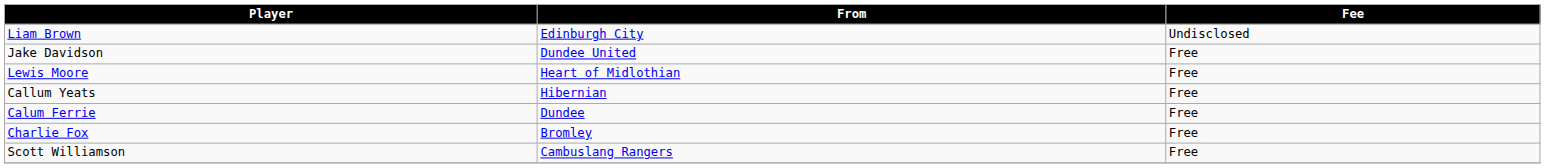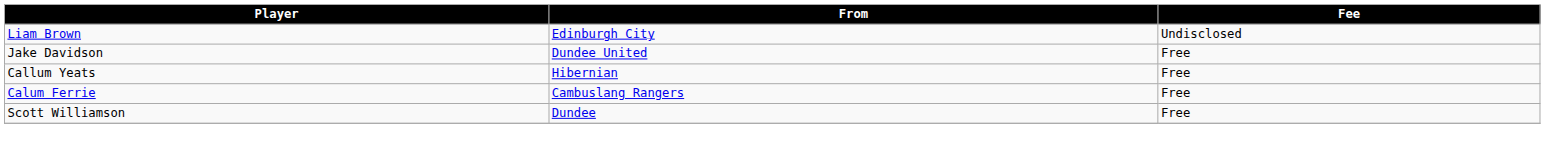- row: (48, 74)
(563, 113) Dundee -> (618, 94) Cambuslang Rangers
- row: (48, 133)
(607, 153) Cambuslang Rangers -> (574, 113) Dundee
